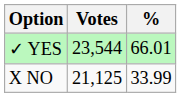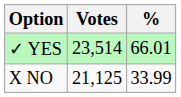(97, 48) 23,544 -> (97, 48) 23,514
